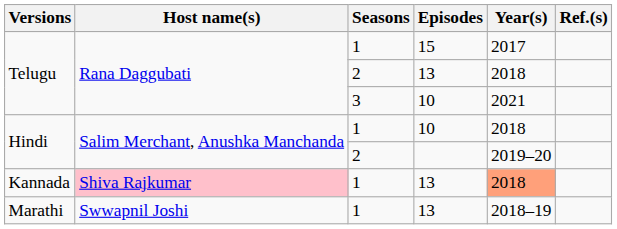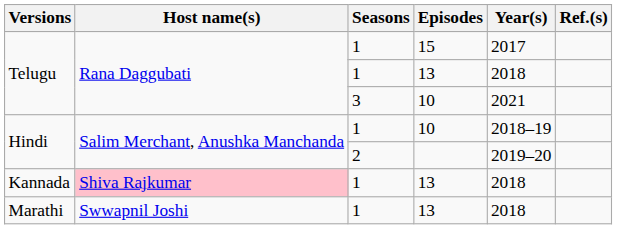(356, 73) 2 -> (356, 73) 1
(508, 127) 2018 -> (521, 127) 2018–19
(508, 182) lightsalmon background -> (508, 182) no background
(521, 210) 2018–19 -> (508, 210) 2018
